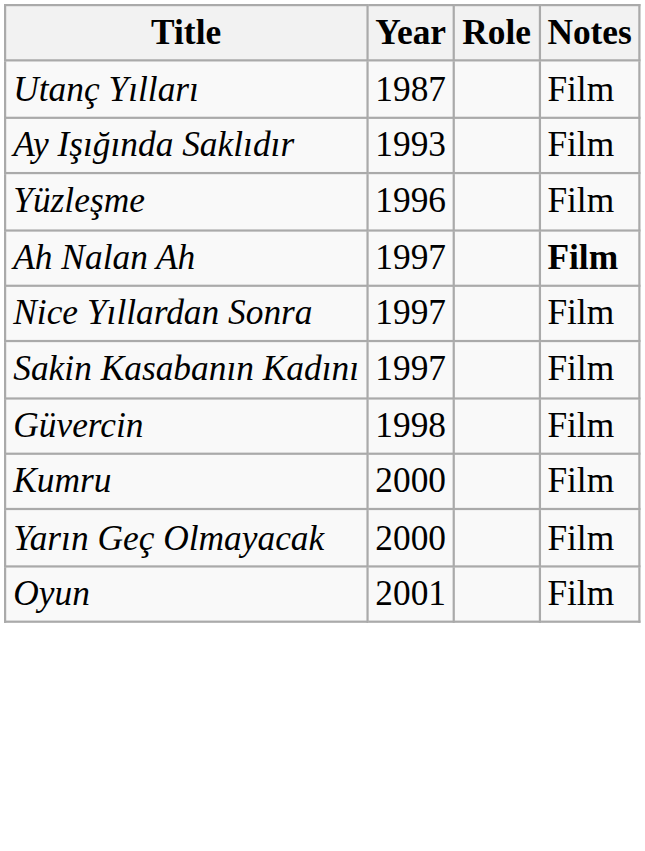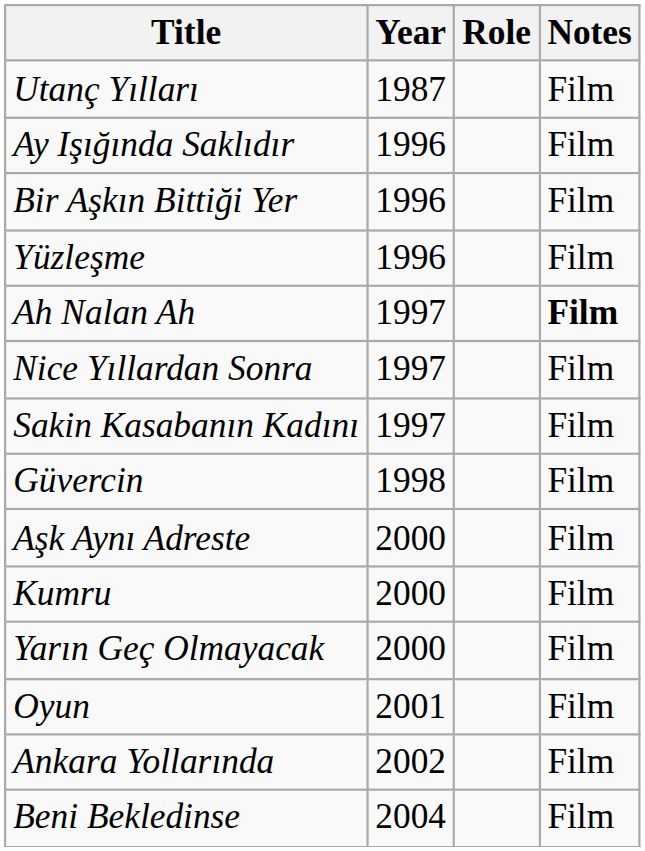(411, 144) 1993 -> (411, 144) 1996
+ row: (155, 200)
+ row: (132, 537)
+ row: (144, 761)
+ row: (127, 817)
